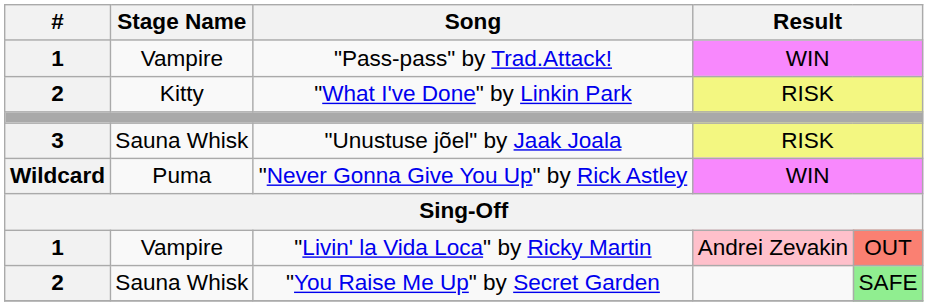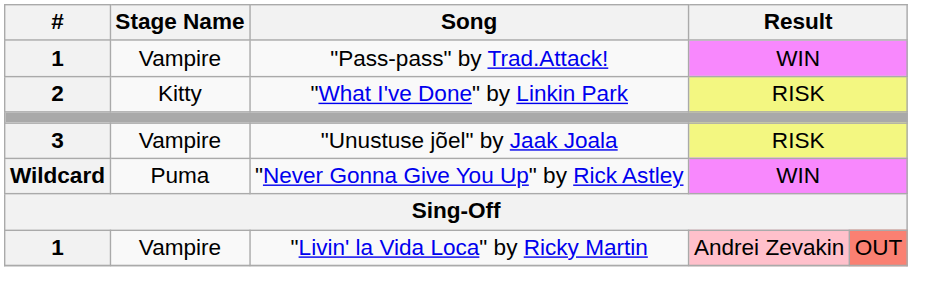(182, 140) Sauna Whisk -> (180, 140) Vampire
- row: (57, 283)
